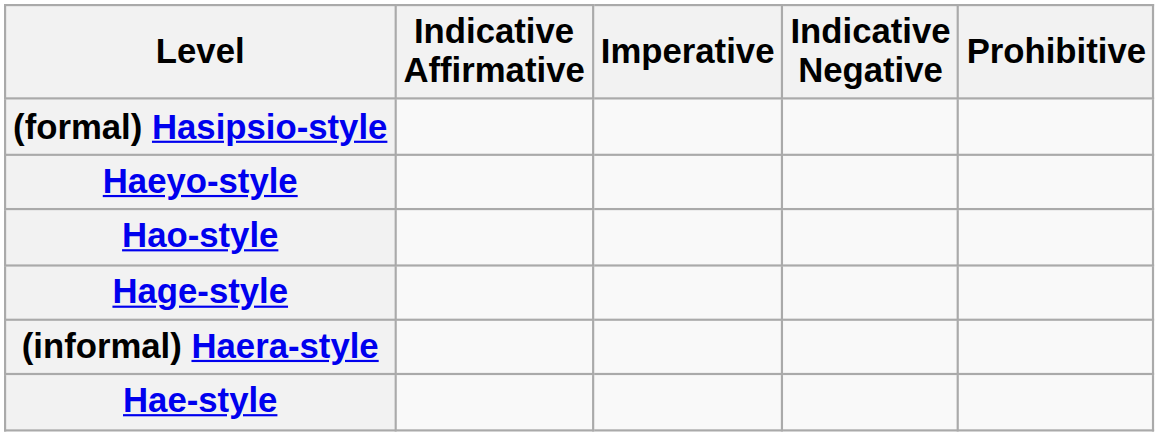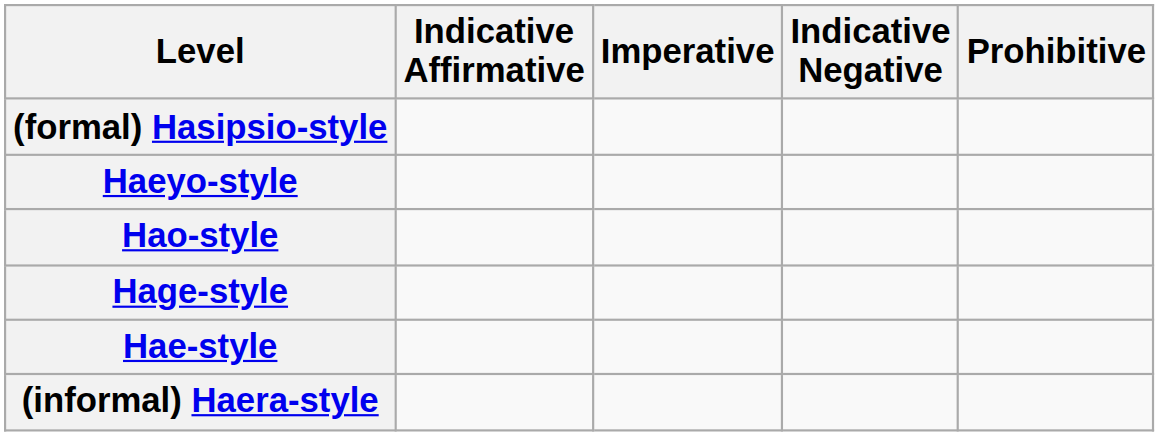rows swapped: (200, 401) <-> (200, 346)
